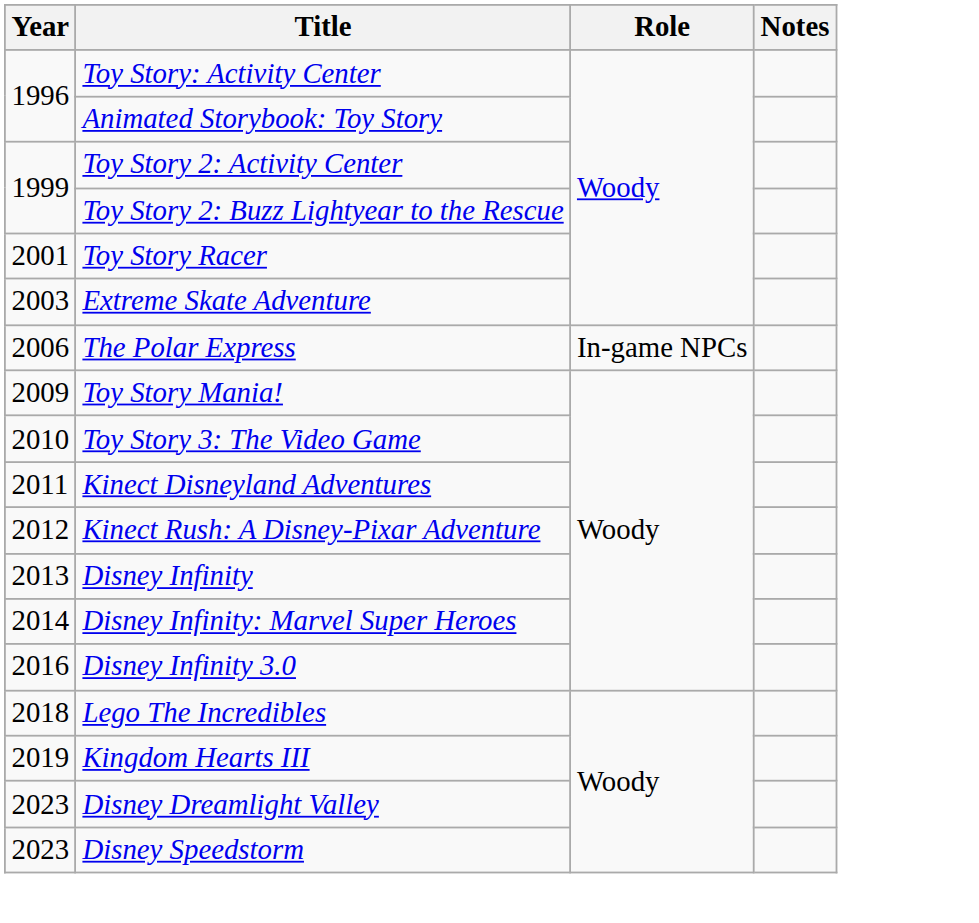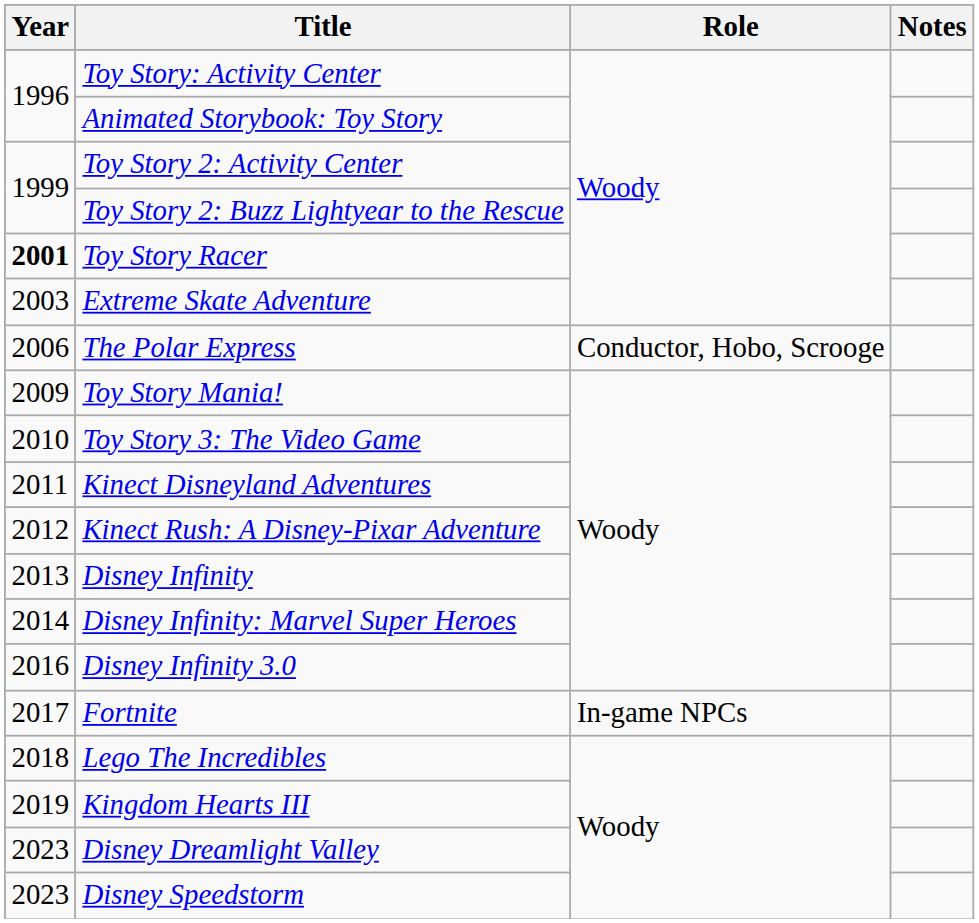(40, 255) normal -> (40, 255) bold
(662, 347) In-game NPCs -> (731, 347) Conductor, Hobo, Scrooge
+ row: (130, 712)
